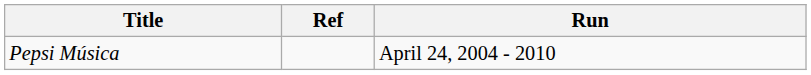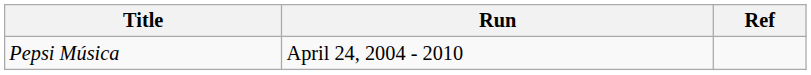columns swapped: (590, 20) <-> (328, 20)
